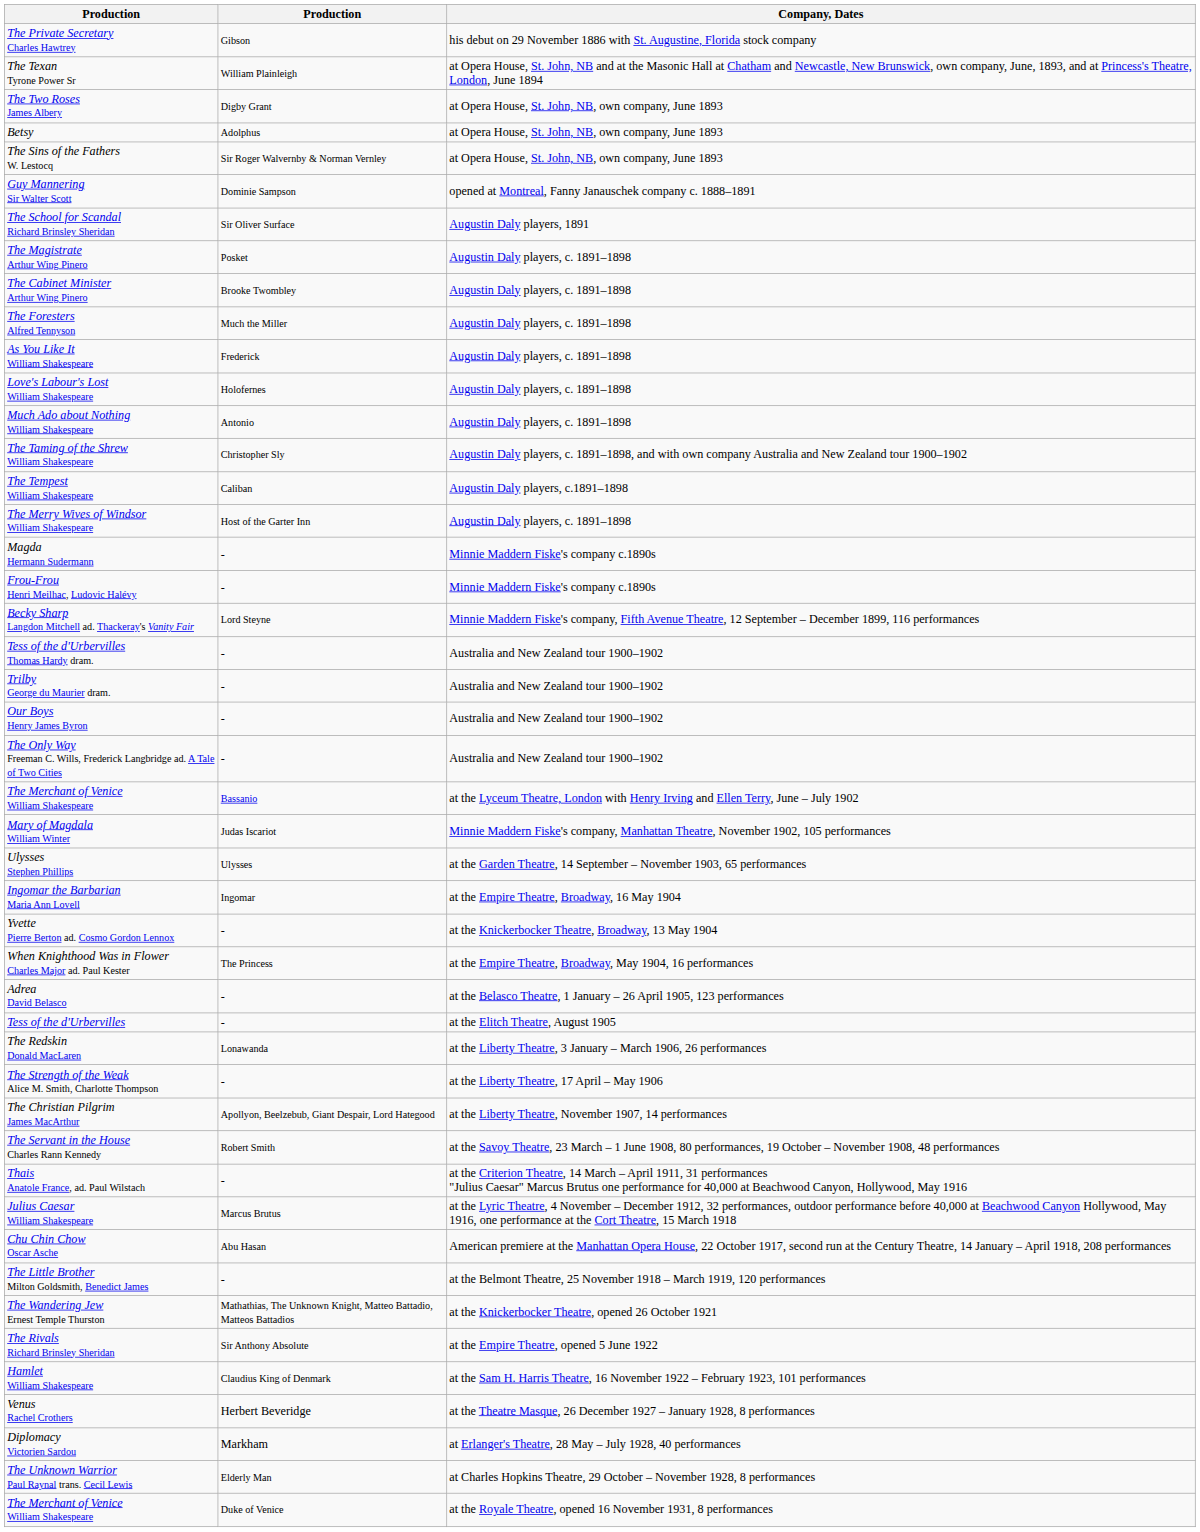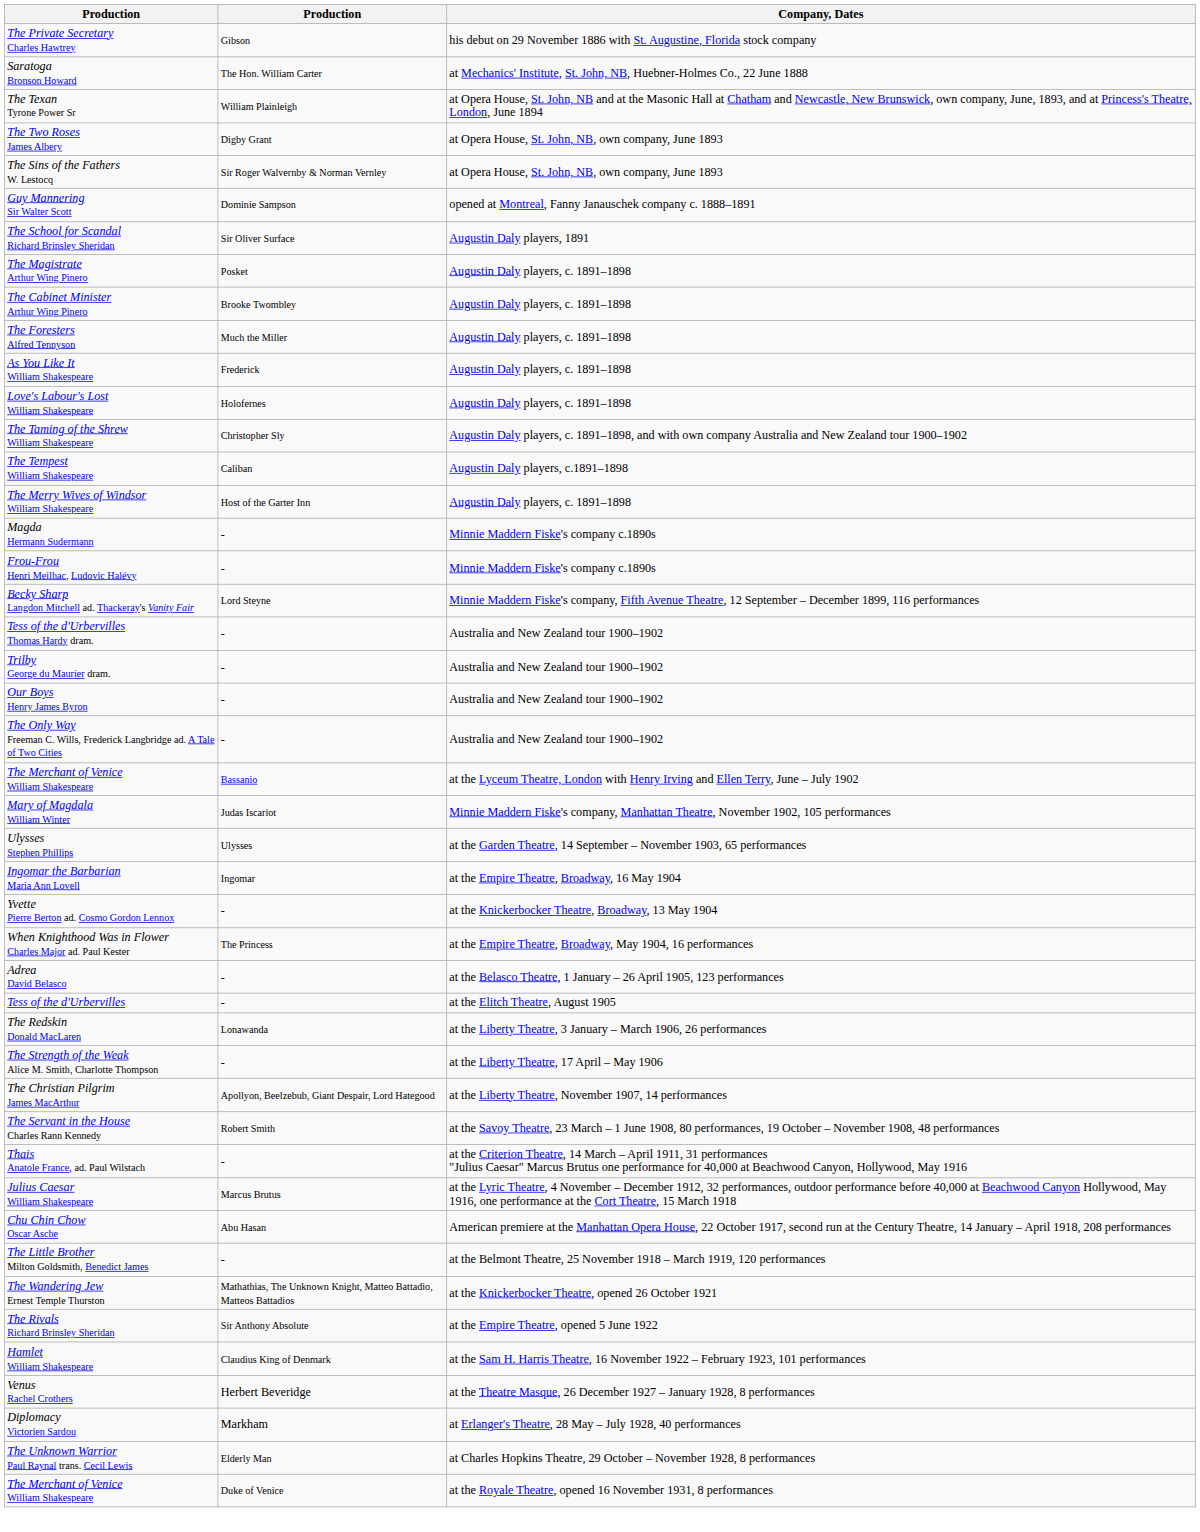+ row: (42, 73)
- row: (20, 132)
- row: (69, 422)
